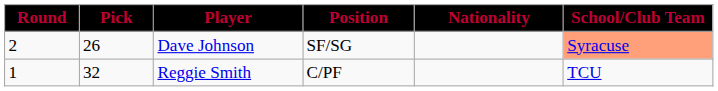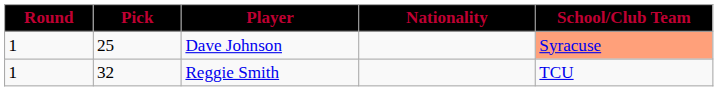- column: (358, 18)
(13, 45) 2 -> (13, 45) 1
(92, 45) 26 -> (106, 45) 25
